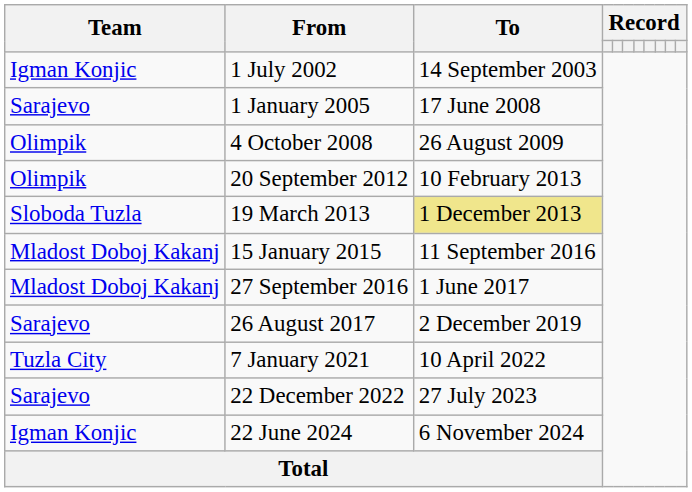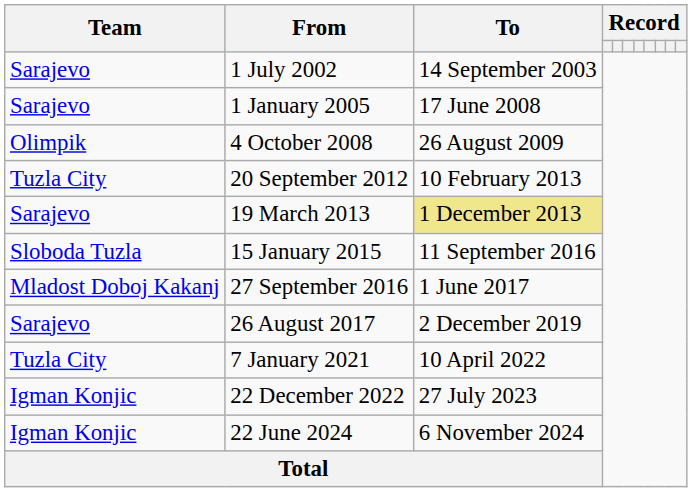(73, 69) Igman Konjic -> (50, 69) Sarajevo
(48, 178) Olimpik -> (58, 178) Tuzla City
(76, 214) Sloboda Tuzla -> (50, 214) Sarajevo
(115, 250) Mladost Doboj Kakanj -> (76, 250) Sloboda Tuzla
(50, 396) Sarajevo -> (73, 396) Igman Konjic
